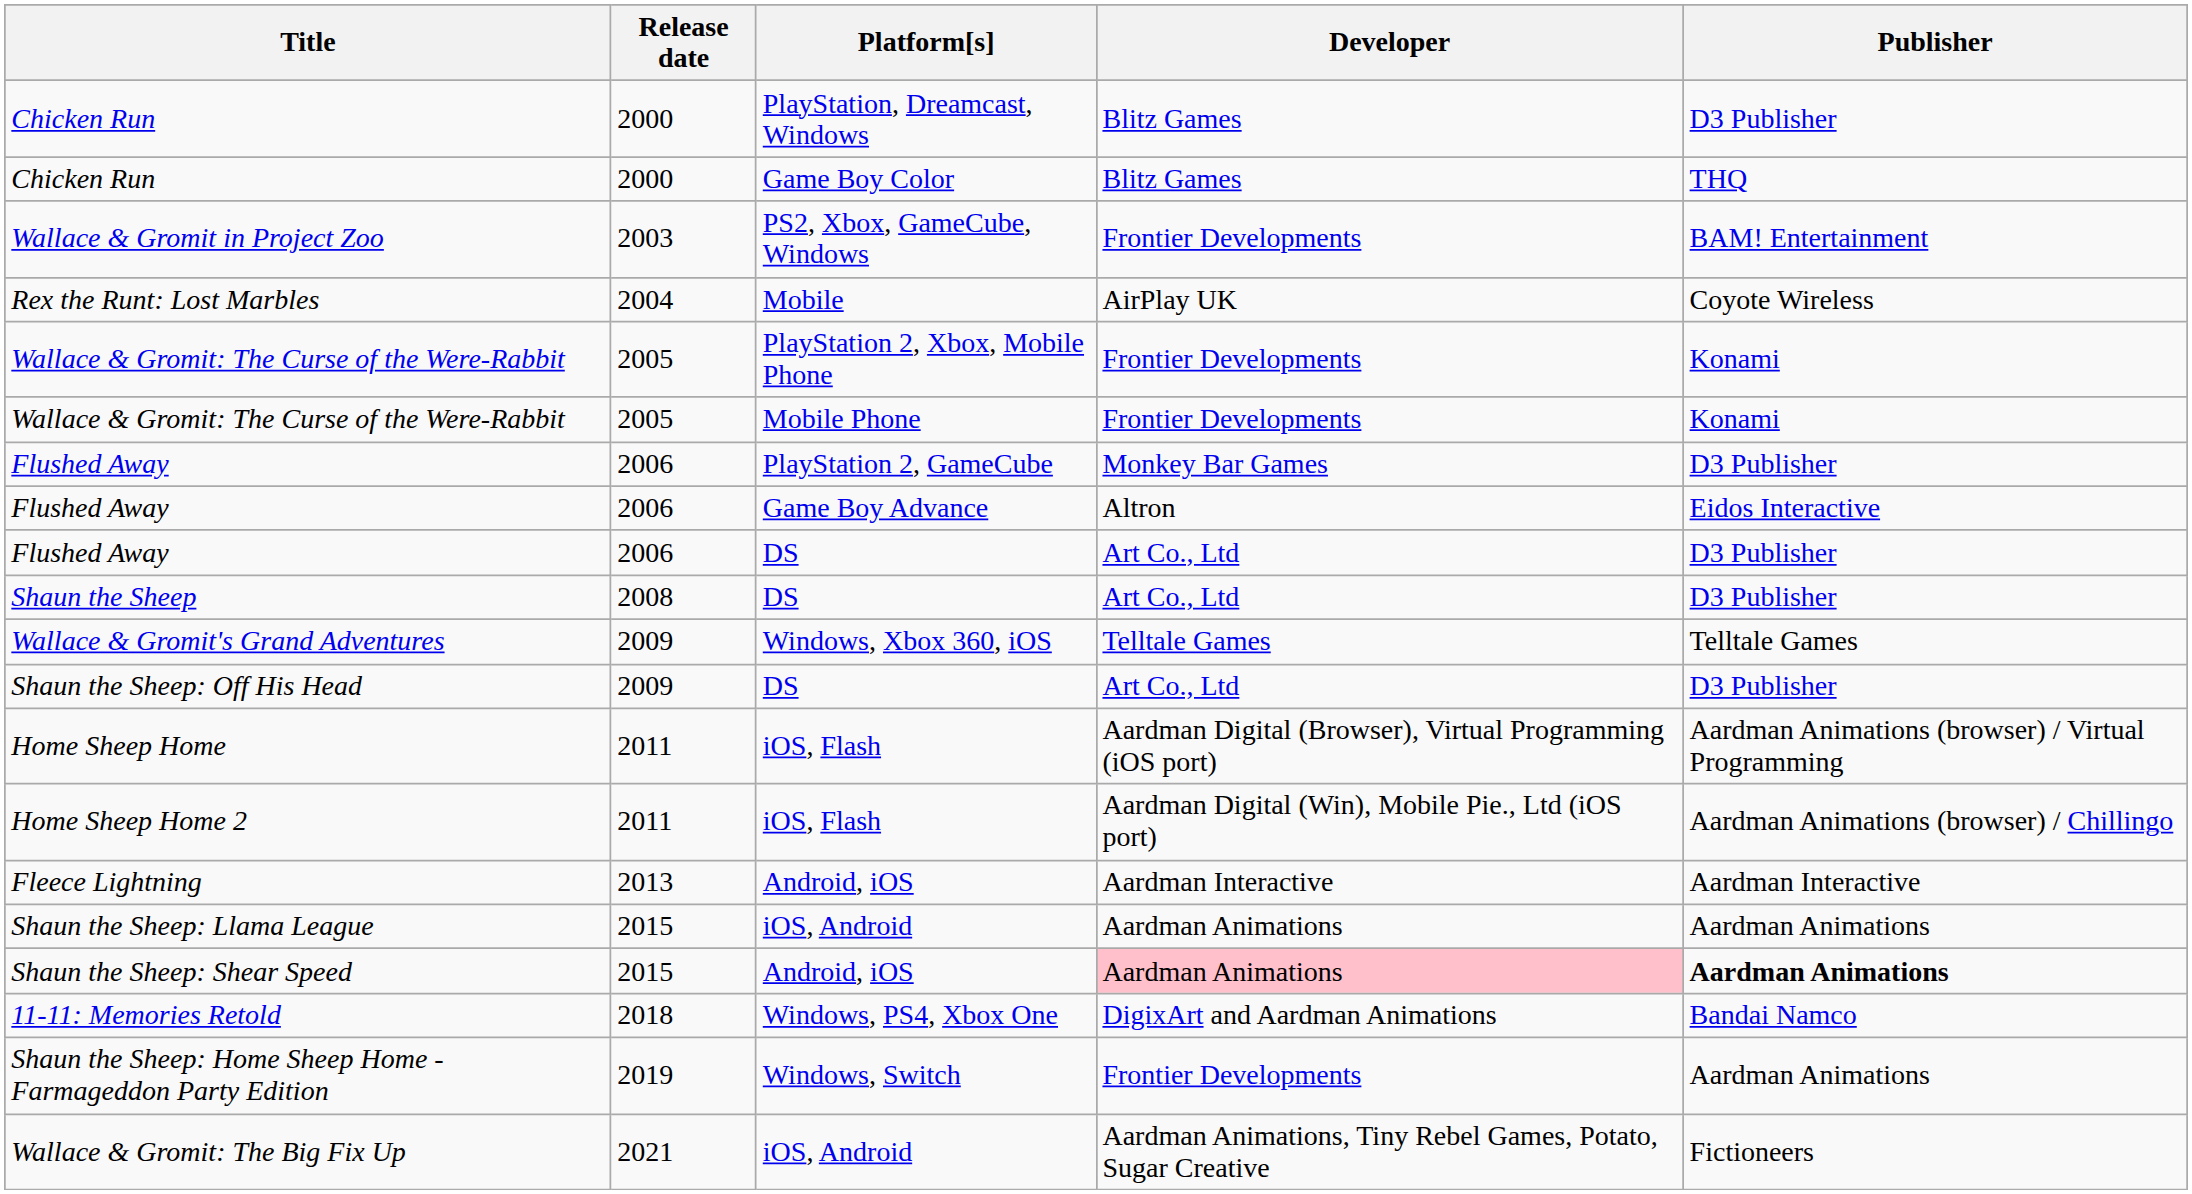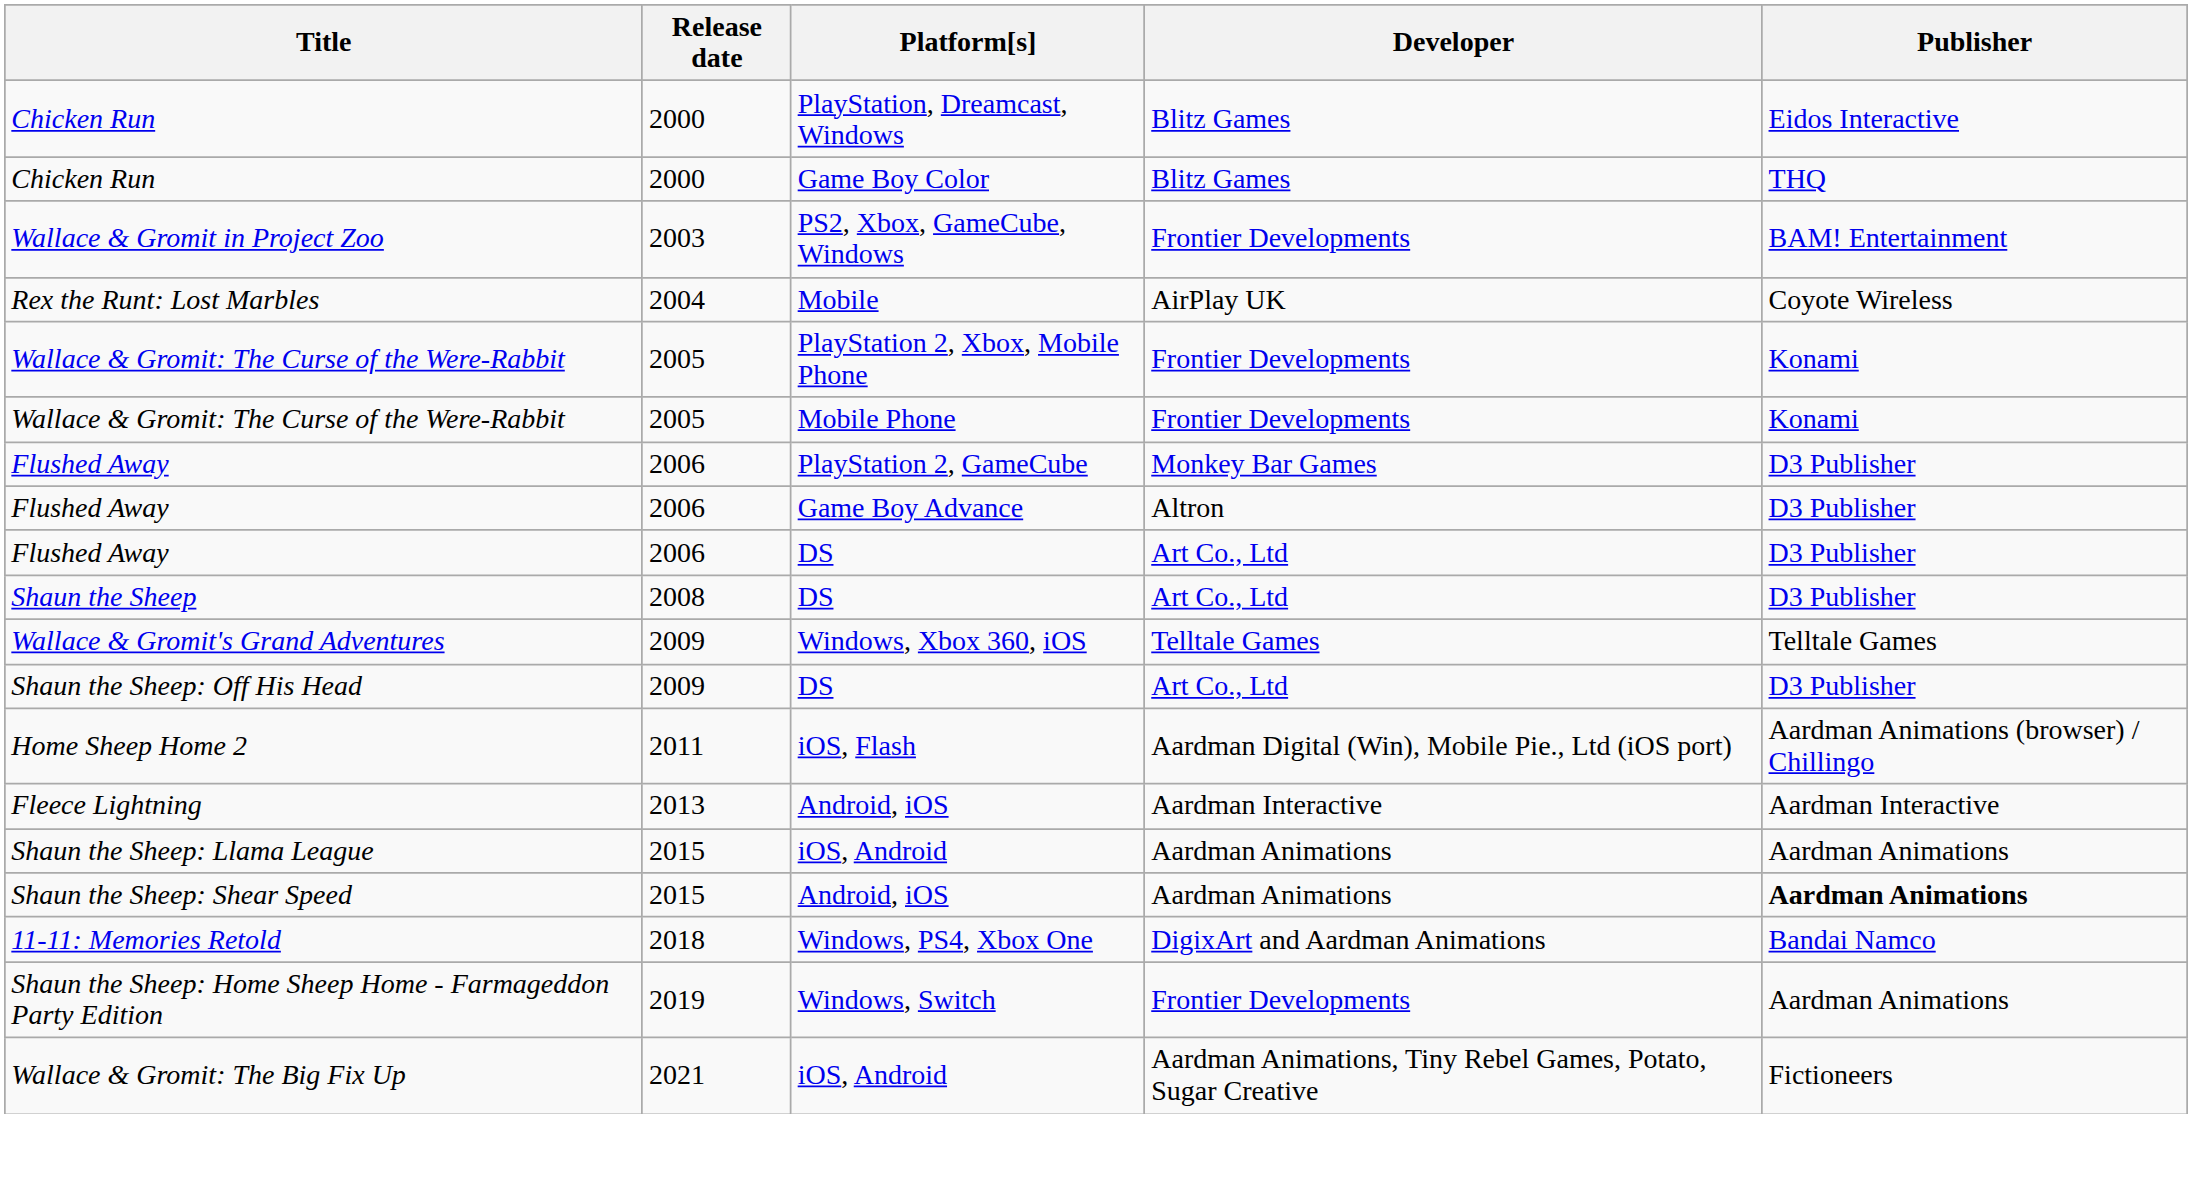(1763, 118) D3 Publisher -> (1864, 118) Eidos Interactive
(1785, 507) Eidos Interactive -> (1842, 507) D3 Publisher
- row: (119, 745)
(1223, 970) pink background -> (1271, 894) no background
